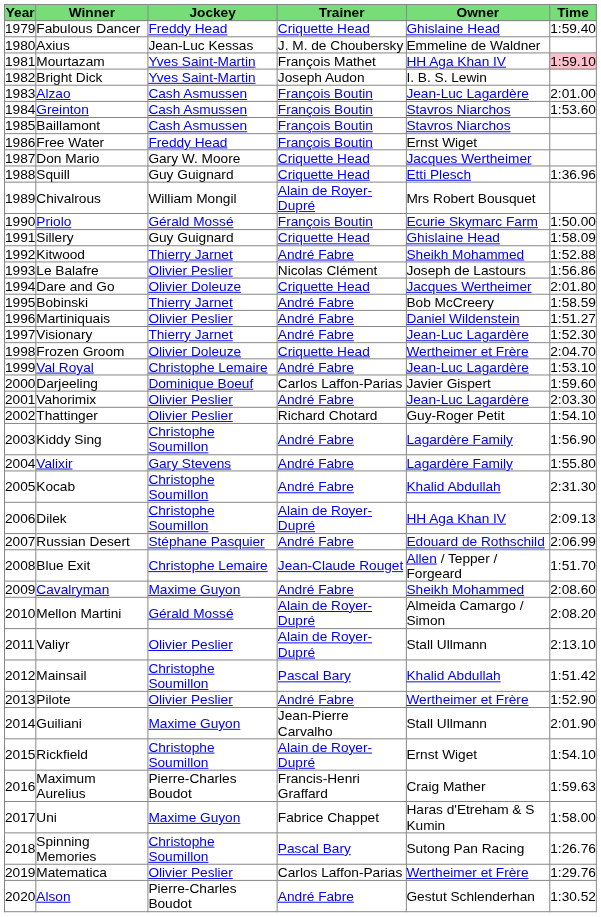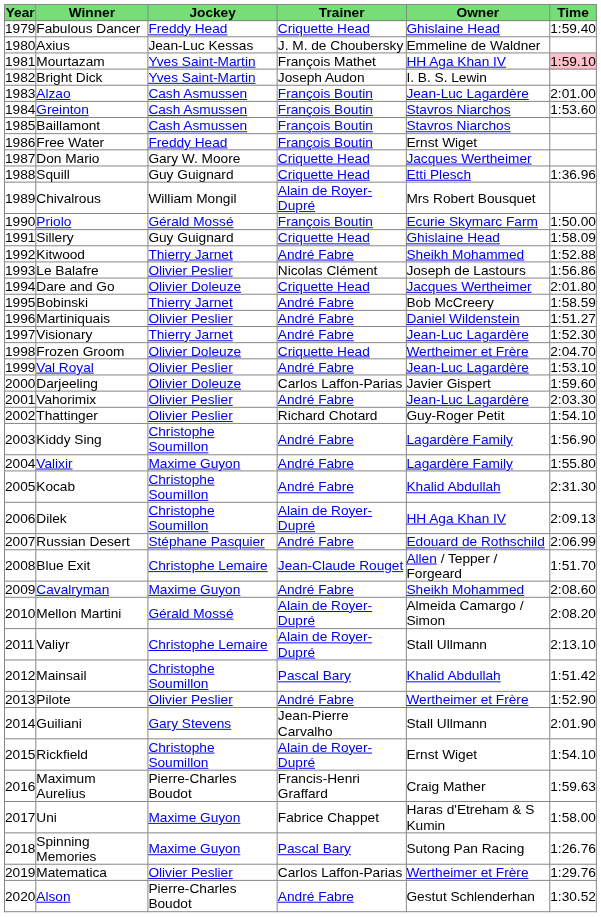(208, 367) Christophe Lemaire -> (191, 367) Olivier Peslier
(201, 383) Dominique Boeuf -> (195, 383) Olivier Doleuze
(190, 463) Gary Stevens -> (194, 463) Maxime Guyon
(191, 644) Olivier Peslier -> (208, 644) Christophe Lemaire
(194, 723) Maxime Guyon -> (190, 723) Gary Stevens
(181, 849) Christophe Soumillon -> (194, 849) Maxime Guyon
